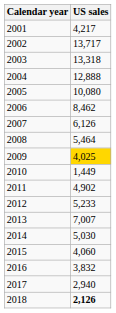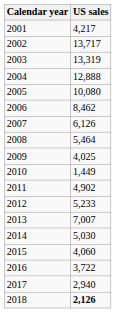(87, 60) 13,318 -> (87, 60) 13,319
(84, 156) gold background -> (84, 156) no background
(84, 268) 3,832 -> (84, 268) 3,722
